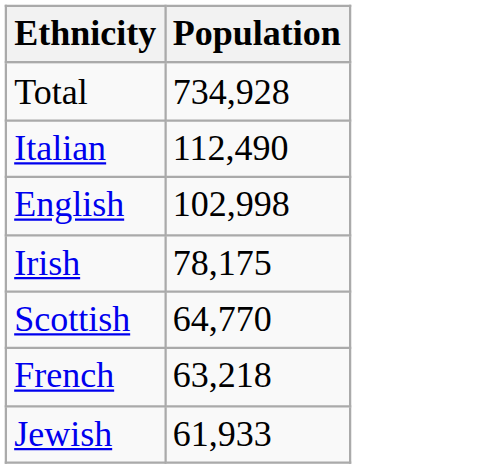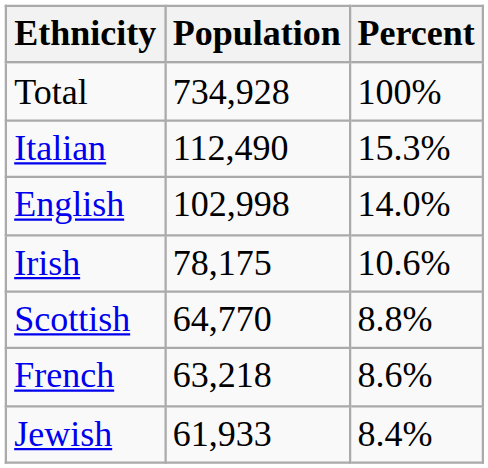+ column: (416, 33)
